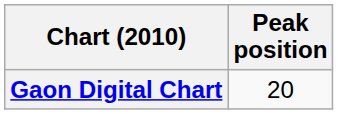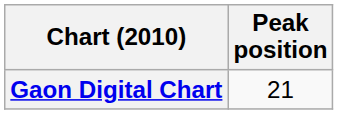(281, 89) 20 -> (281, 89) 21
